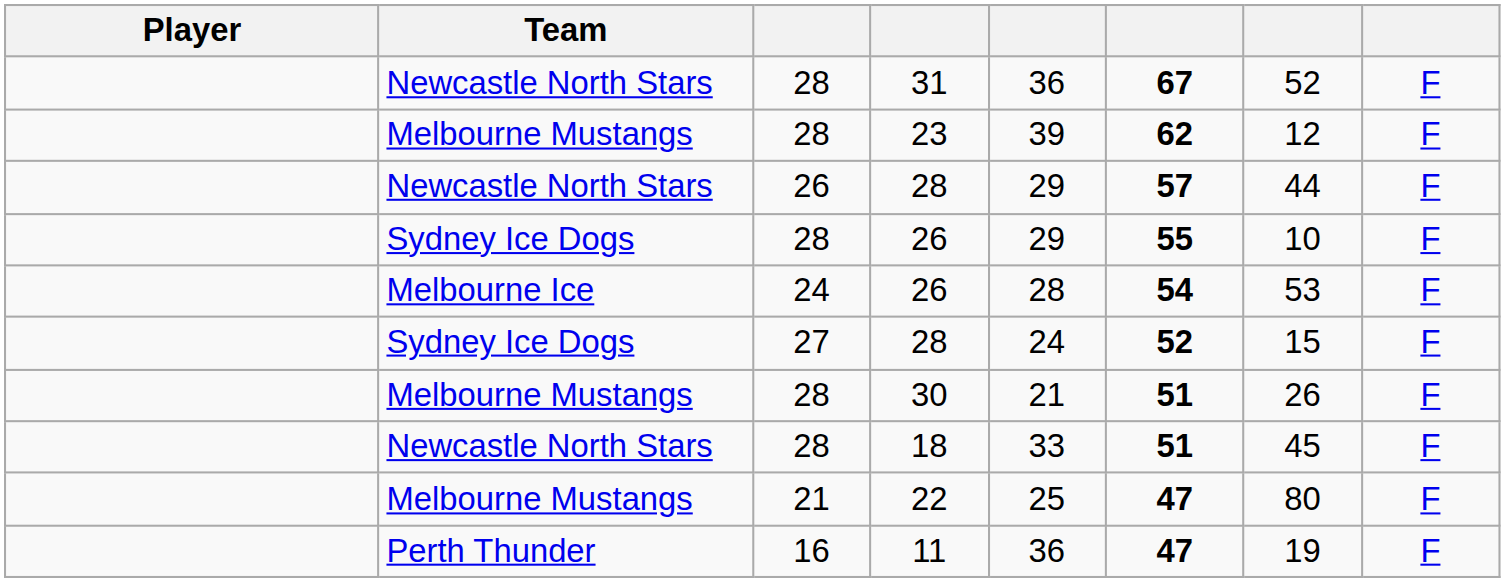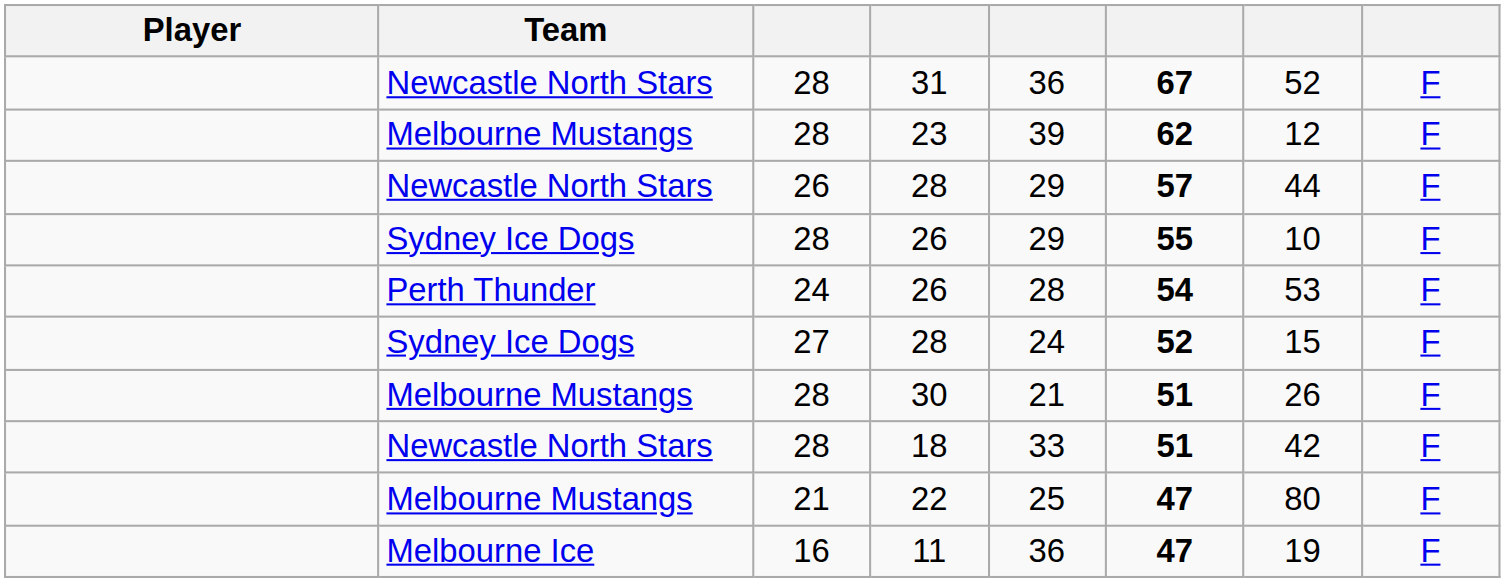(490, 290) Melbourne Ice -> (491, 290) Perth Thunder
(1303, 446) 45 -> (1303, 446) 42
(491, 550) Perth Thunder -> (490, 550) Melbourne Ice
